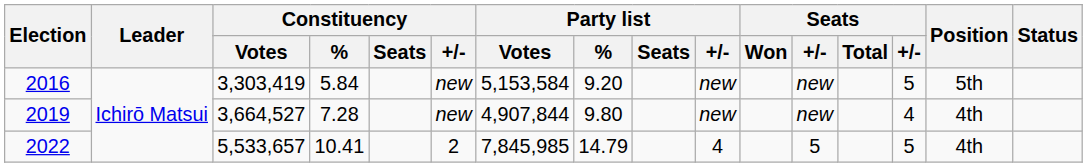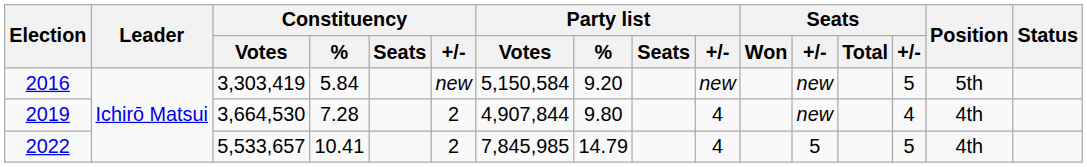(525, 83) 5,153,584 -> (525, 83) 5,150,584
(261, 114) 3,664,527 -> (261, 114) 3,664,530
(454, 114) new -> (454, 114) 2
(718, 114) new -> (718, 114) 4
